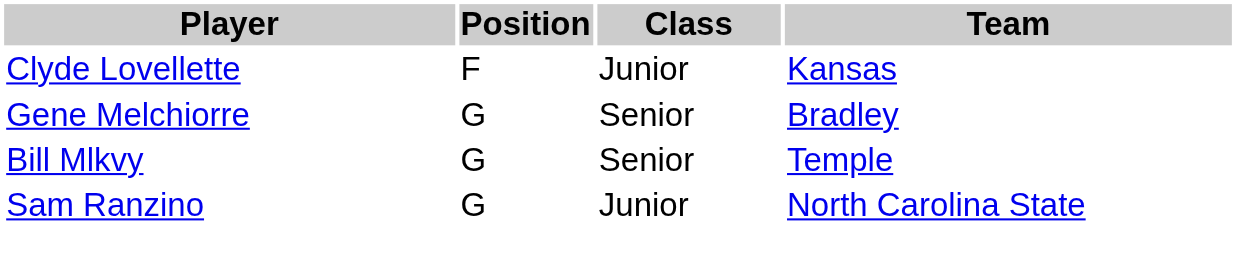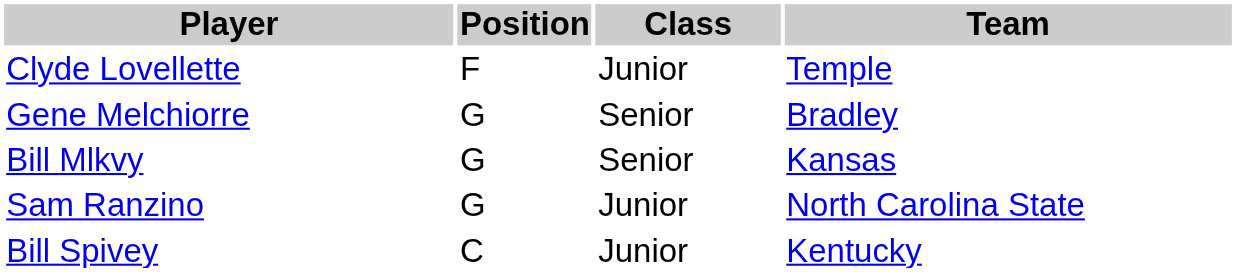(842, 69) Kansas -> (839, 69) Temple
(840, 160) Temple -> (841, 160) Kansas
+ row: (82, 250)
